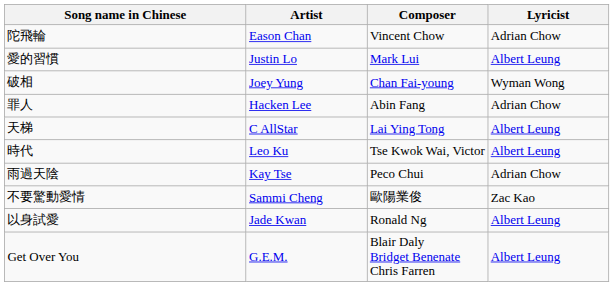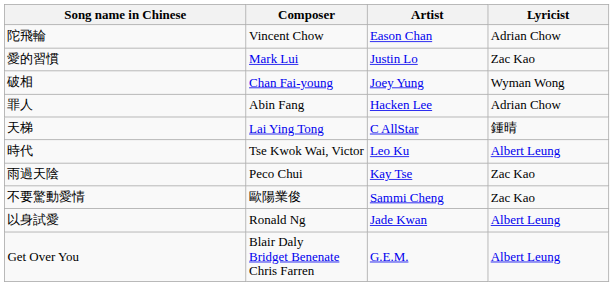columns swapped: (306, 14) <-> (427, 14)
(525, 59) Albert Leung -> (513, 59) Zac Kao
(525, 128) Albert Leung -> (504, 128) 鍾晴
(526, 174) Adrian Chow -> (513, 174) Zac Kao
